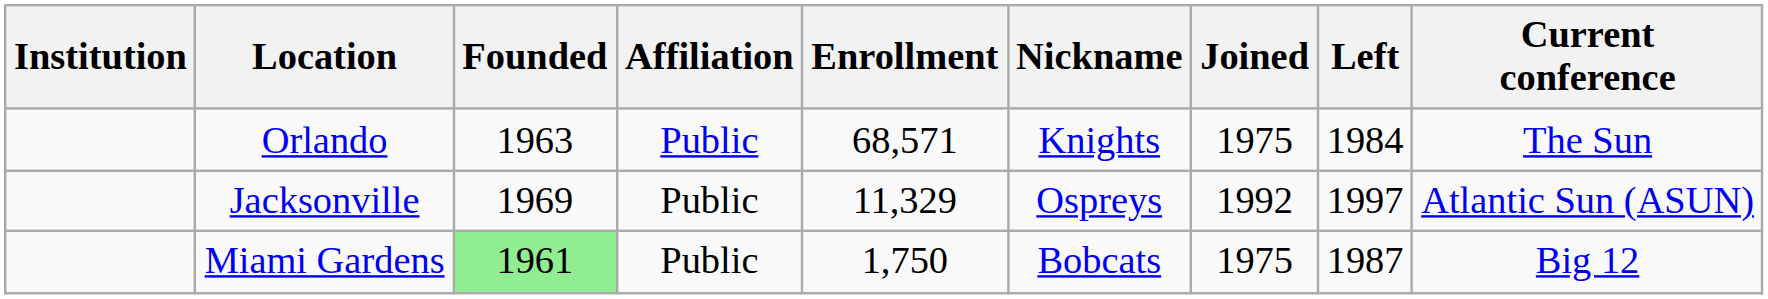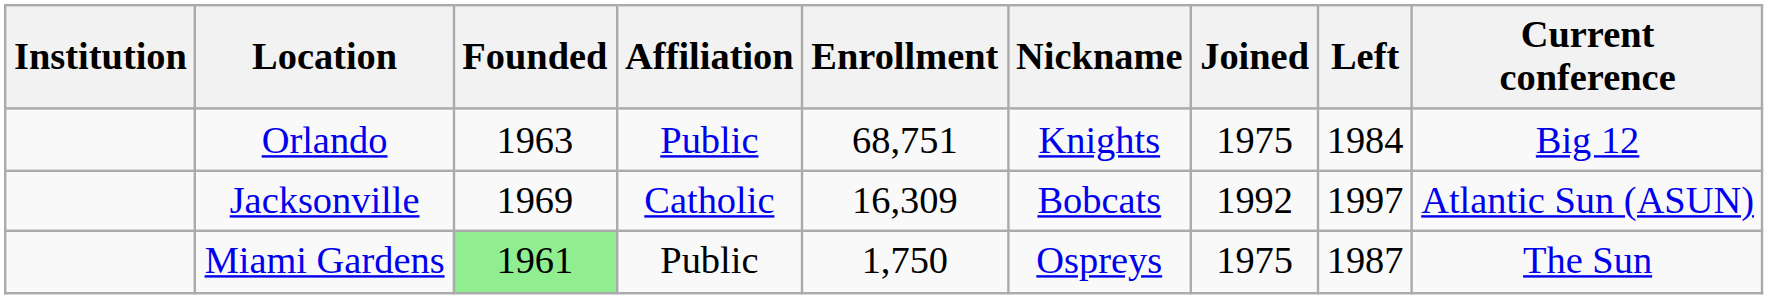(905, 139) 68,571 -> (905, 139) 68,751
(1588, 139) The Sun -> (1588, 139) Big 12
(709, 199) Public -> (709, 199) Catholic
(905, 199) 11,329 -> (905, 199) 16,309
(1099, 199) Ospreys -> (1099, 199) Bobcats
(1099, 260) Bobcats -> (1099, 260) Ospreys
(1588, 260) Big 12 -> (1588, 260) The Sun
